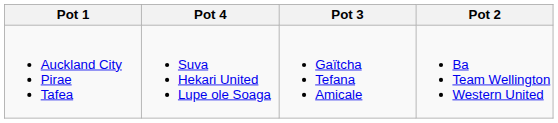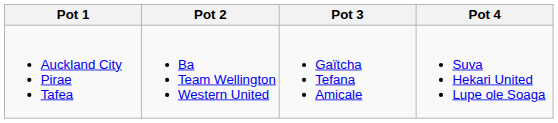columns swapped: (485, 15) <-> (210, 15)
